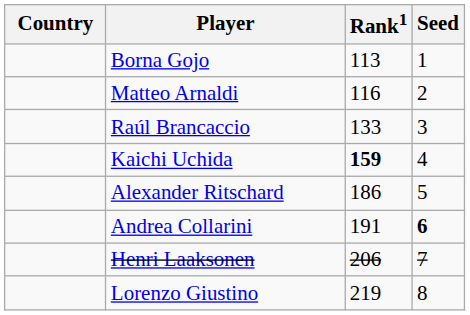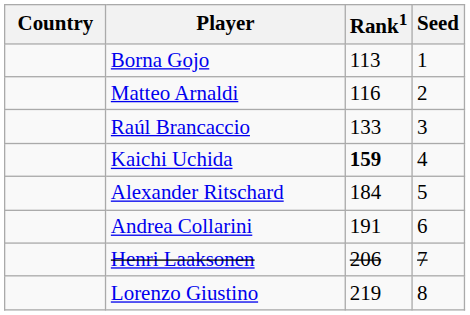(365, 192) 186 -> (365, 192) 184
(422, 226) bold -> (422, 226) normal
